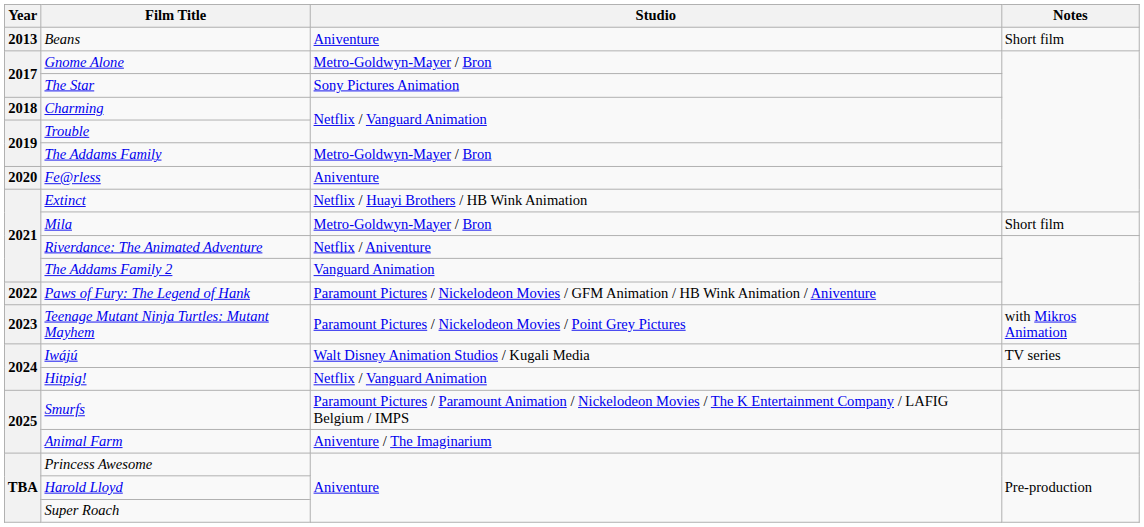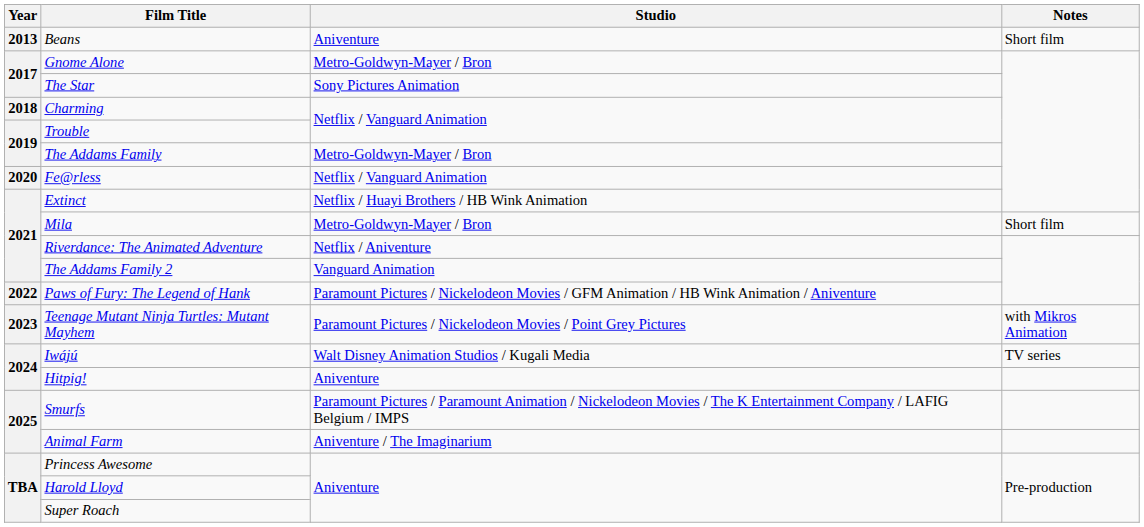(346, 177) Aniventure -> (400, 177) Netflix / Vanguard Animation
(400, 378) Netflix / Vanguard Animation -> (346, 378) Aniventure
